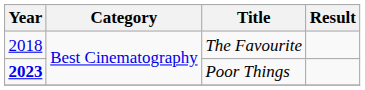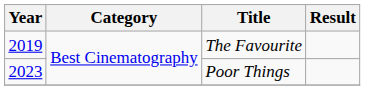(25, 44) 2018 -> (25, 44) 2019
(25, 71) bold -> (25, 71) normal
